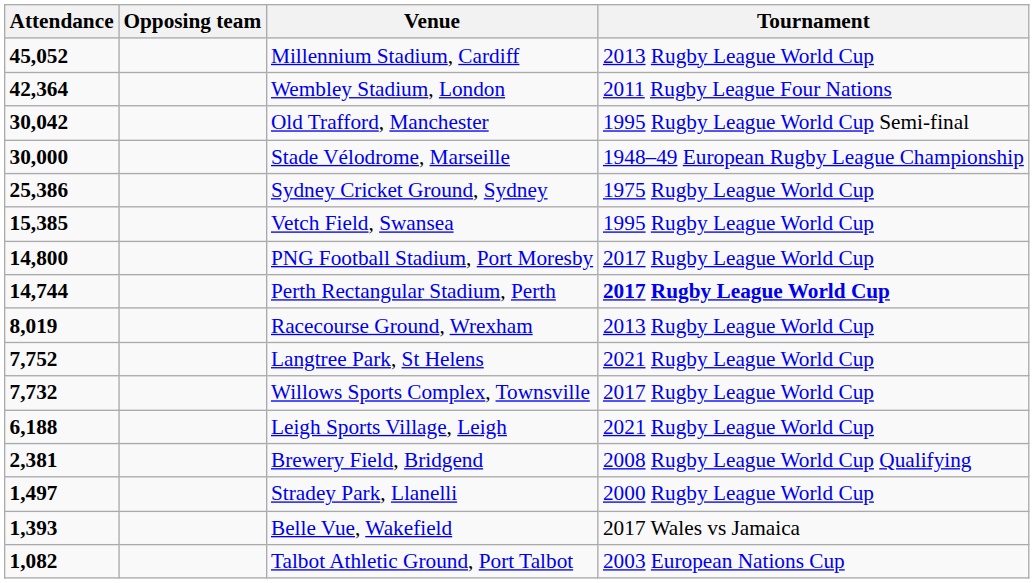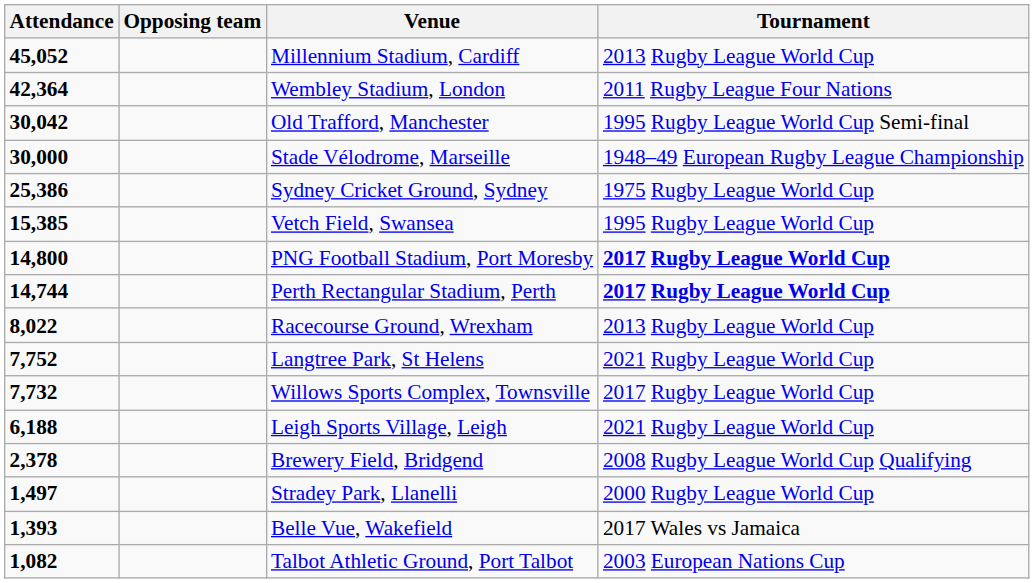(738, 257) normal -> (746, 257) bold
(34, 325) 8,019 -> (34, 325) 8,022
(34, 460) 2,381 -> (34, 460) 2,378
